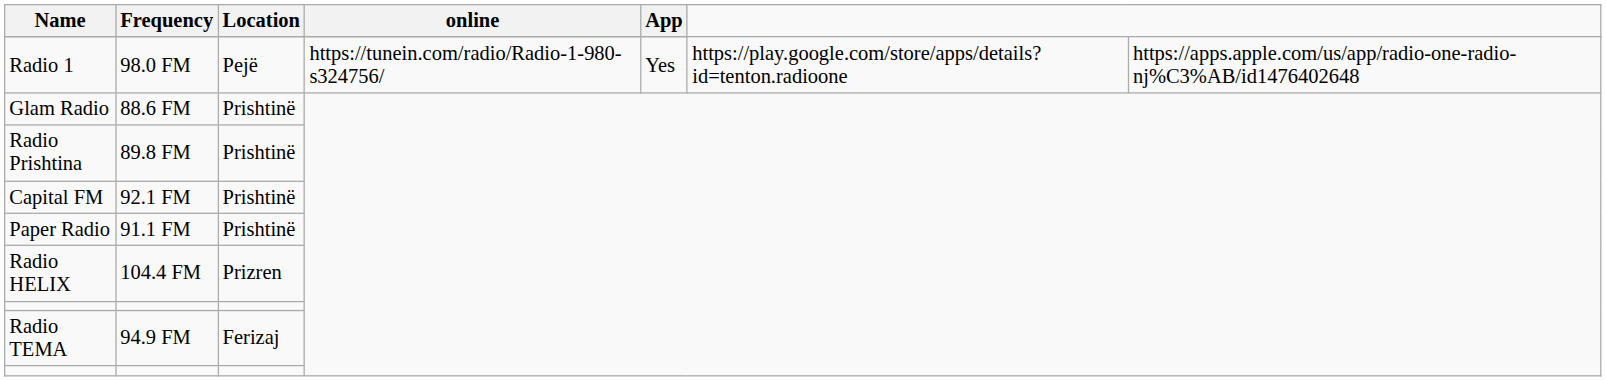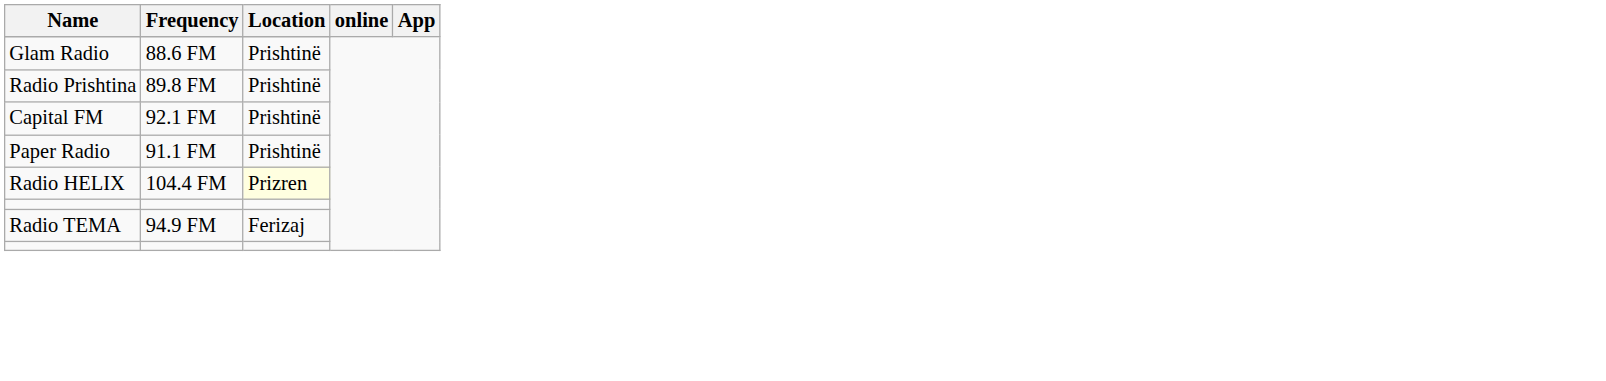- row: (41, 64)
(252, 273) no background -> (278, 183) lightyellow background
